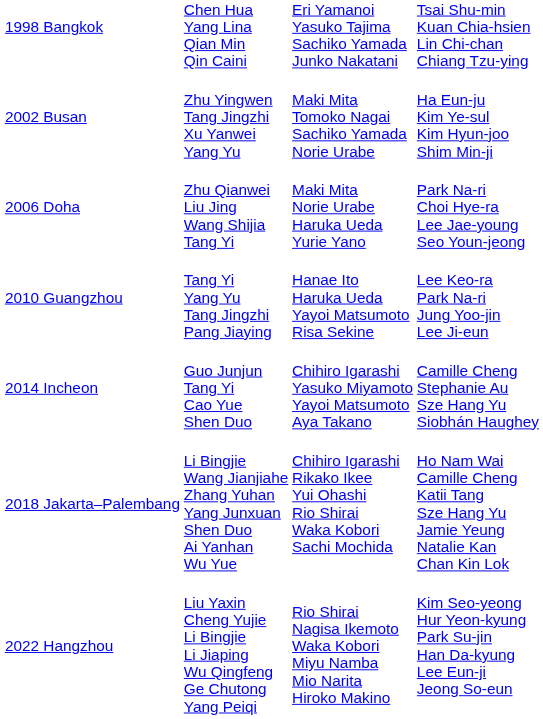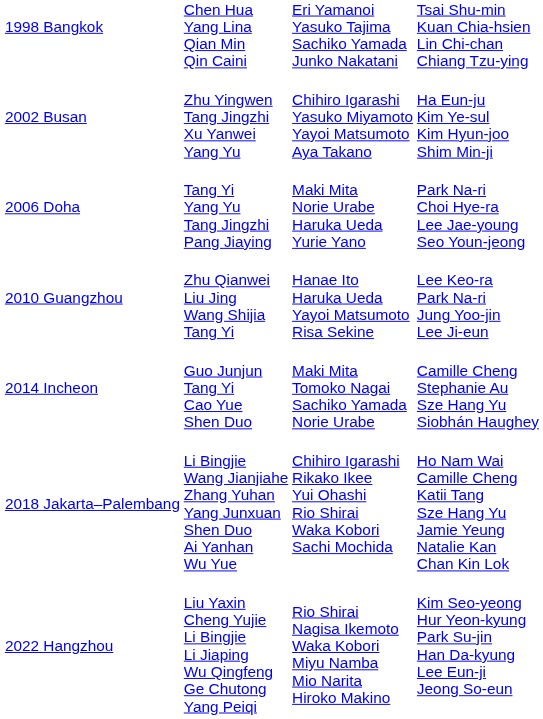(349, 125) Maki Mita Tomoko Nagai Sachiko Yamada Norie Urabe -> (353, 125) Chihiro Igarashi Yasuko Miyamoto Yayoi Matsumoto Aya Takano
(227, 216) Zhu Qianwei Liu Jing Wang Shijia Tang Yi -> (228, 216) Tang Yi Yang Yu Tang Jingzhi Pang Jiaying
(228, 306) Tang Yi Yang Yu Tang Jingzhi Pang Jiaying -> (227, 306) Zhu Qianwei Liu Jing Wang Shijia Tang Yi
(353, 396) Chihiro Igarashi Yasuko Miyamoto Yayoi Matsumoto Aya Takano -> (349, 396) Maki Mita Tomoko Nagai Sachiko Yamada Norie Urabe
